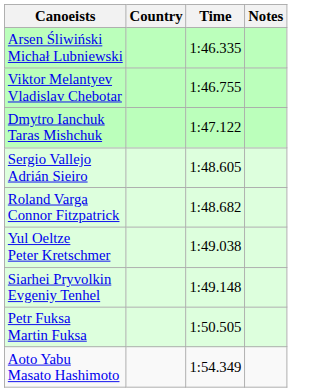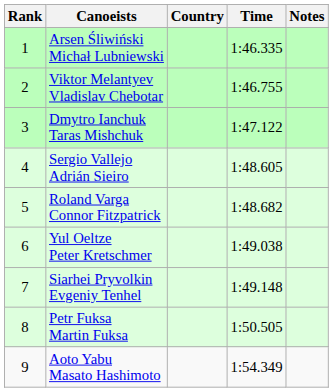+ column: (25, 16)
